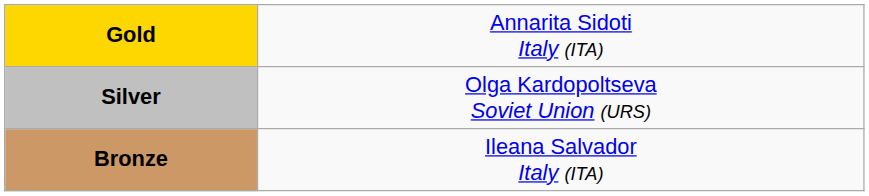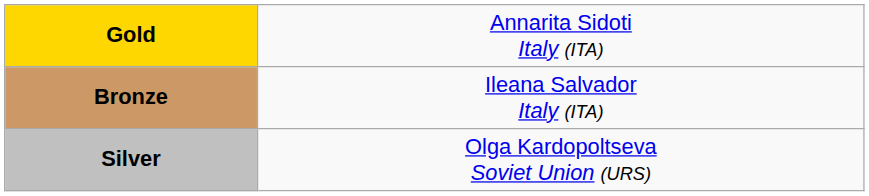rows swapped: (131, 97) <-> (131, 159)
